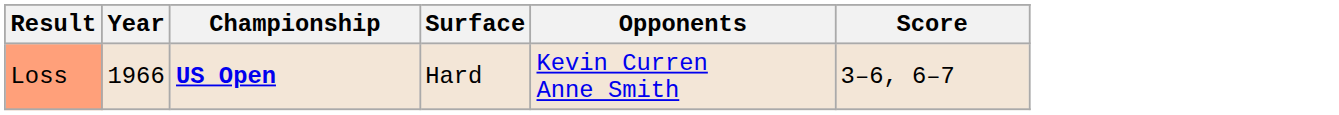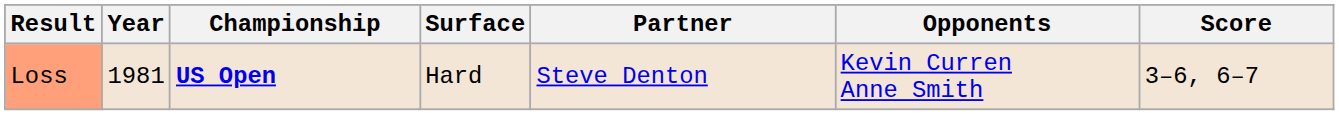+ column: (683, 24)
(136, 77) 1966 -> (136, 77) 1981
